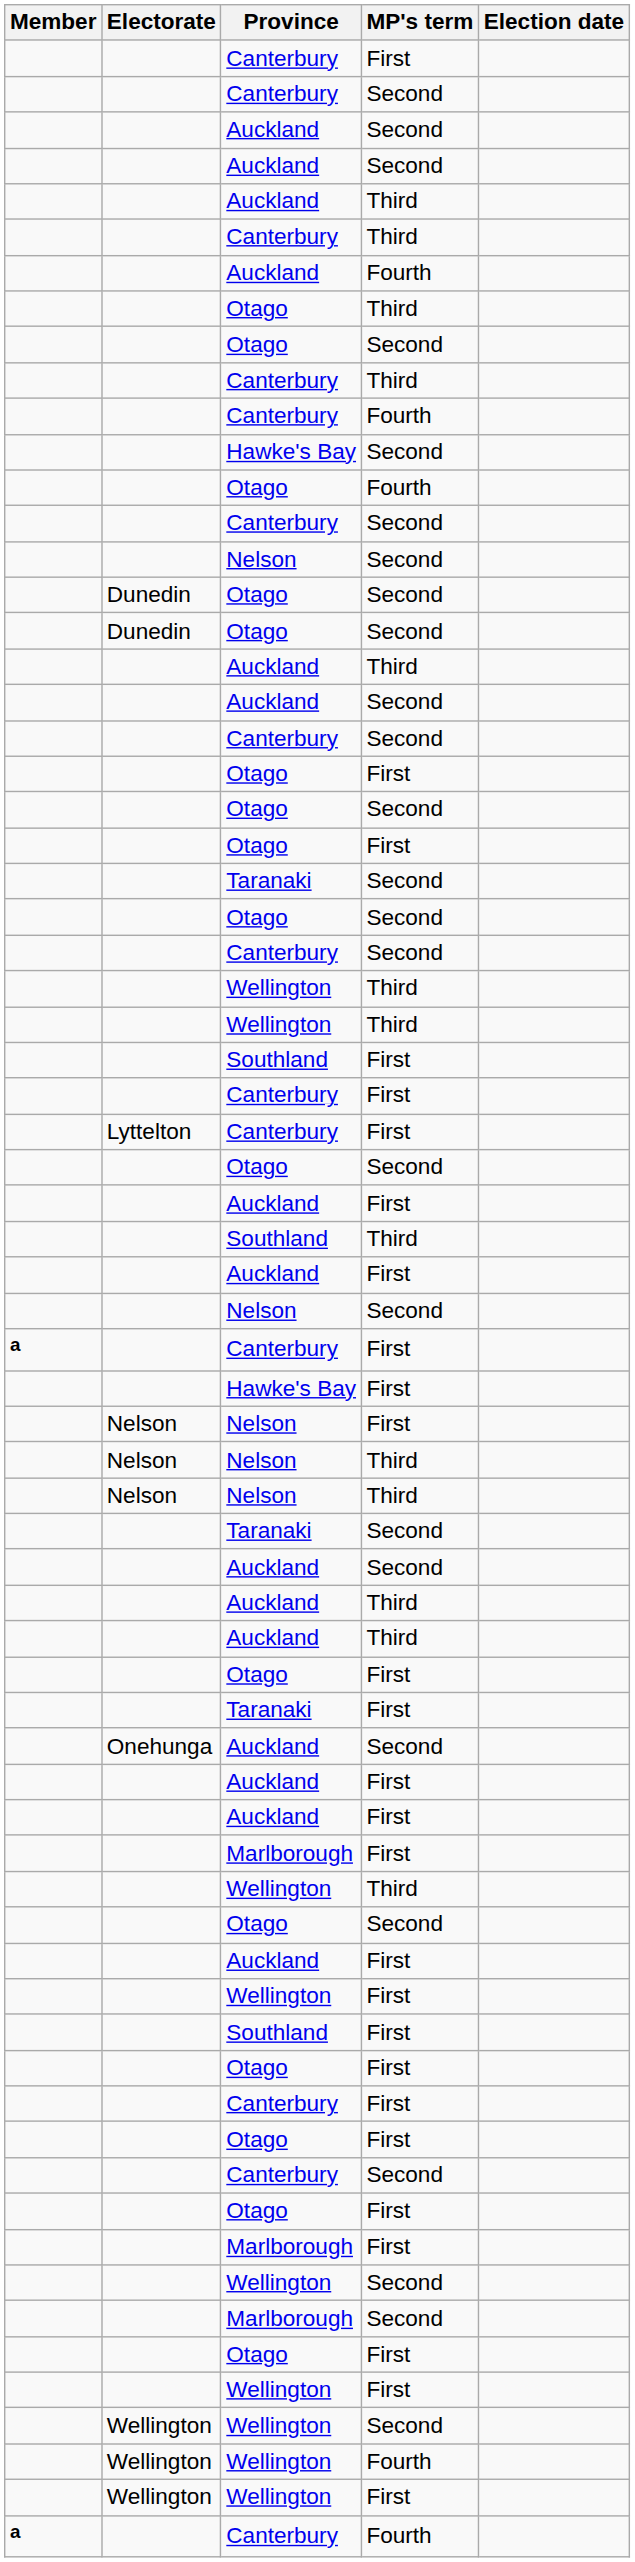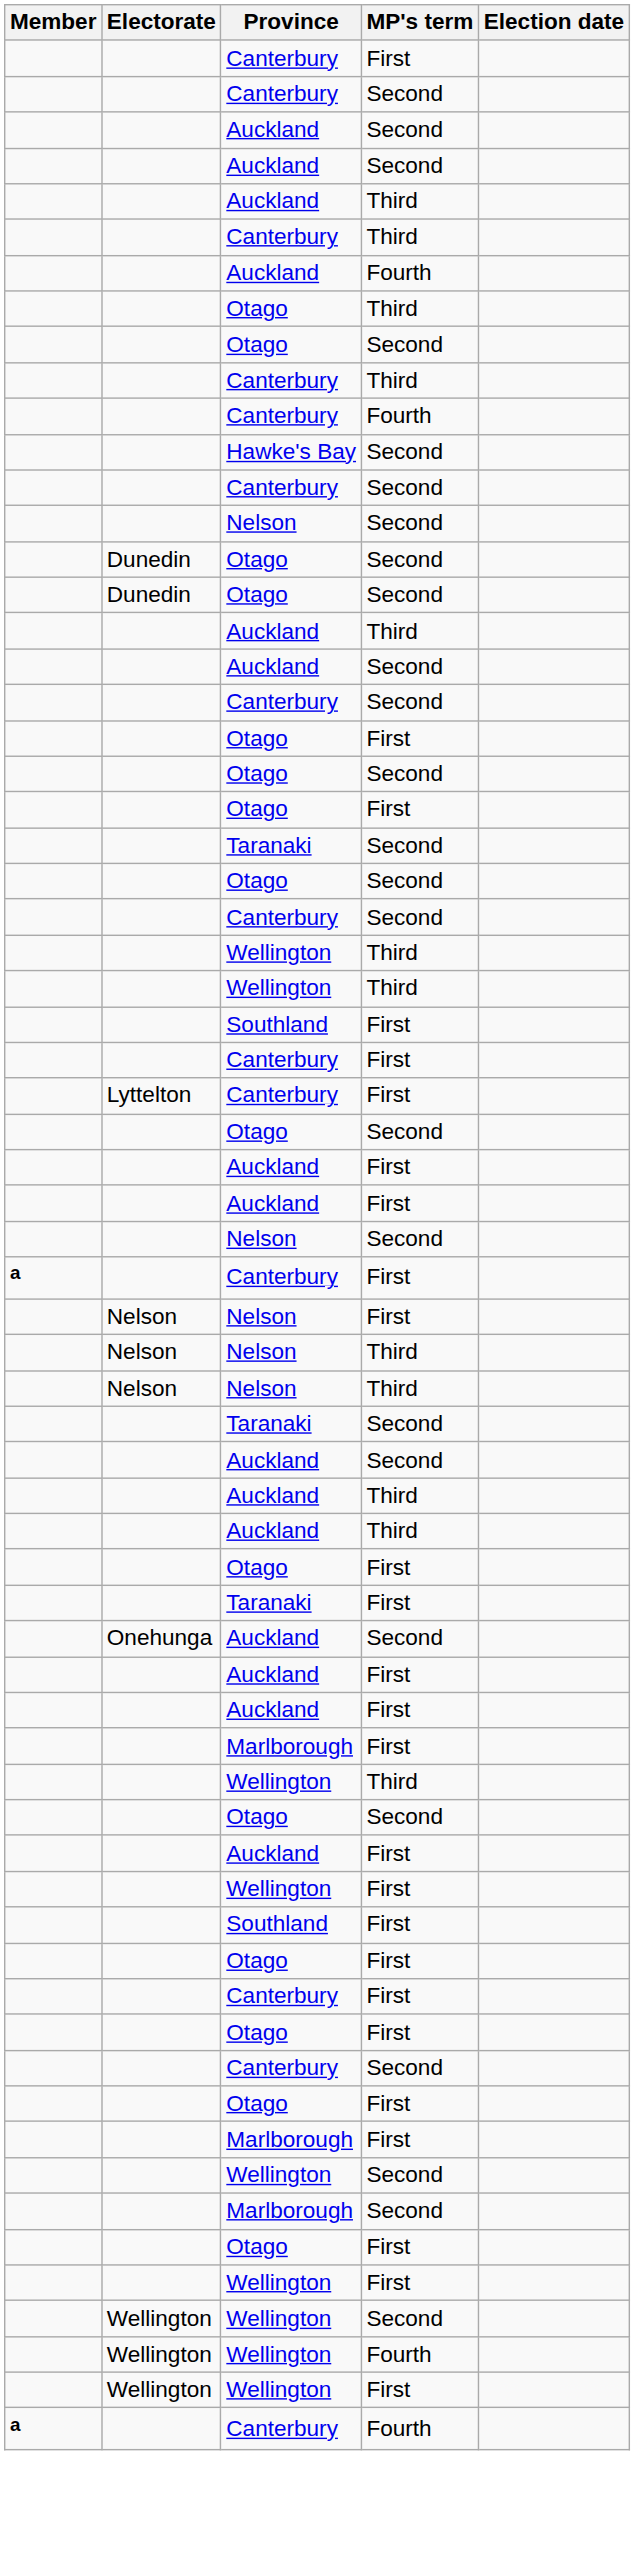- row: (257, 487)
- row: (277, 1238)
- row: (291, 1388)
